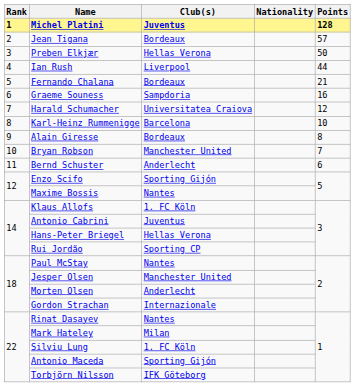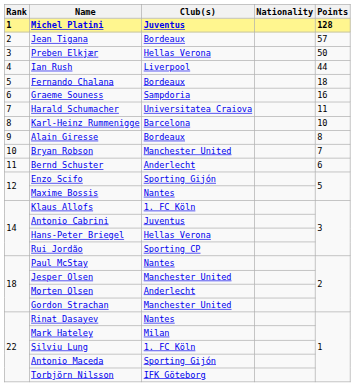(322, 81) 21 -> (322, 81) 18
(322, 109) 12 -> (322, 109) 11
(180, 305) Internazionale -> (188, 305) Manchester United
